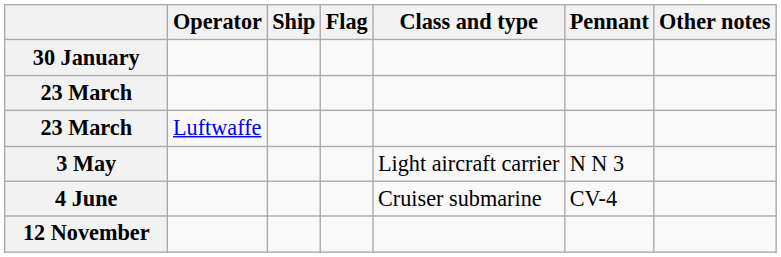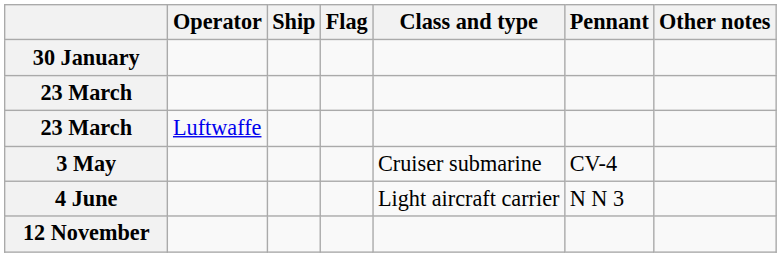(469, 163) Light aircraft carrier -> (460, 163) Cruiser submarine
(597, 163) N N 3 -> (593, 163) CV-4
(460, 198) Cruiser submarine -> (469, 198) Light aircraft carrier
(593, 198) CV-4 -> (597, 198) N N 3
